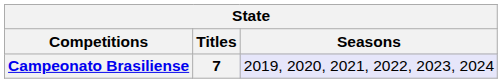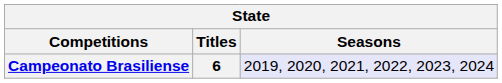(216, 66) 7 -> (216, 66) 6
